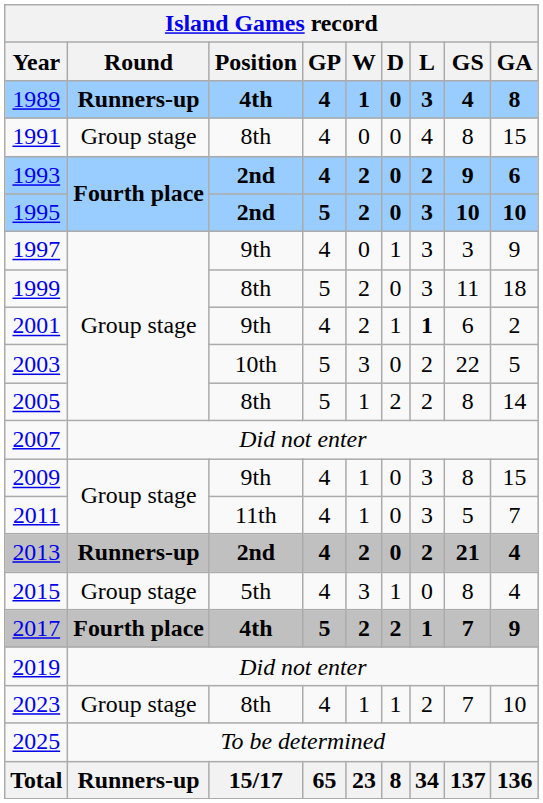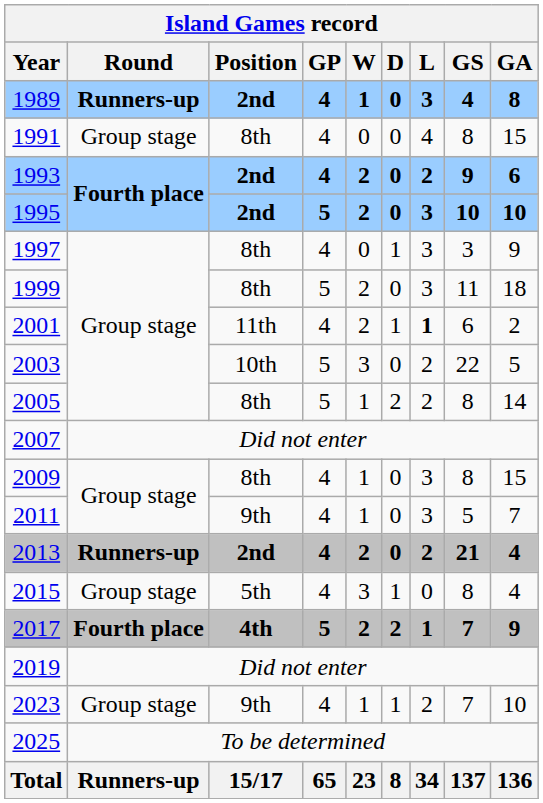(256, 99) 4th -> (256, 99) 2nd
(256, 250) 9th -> (256, 250) 8th
(256, 325) 9th -> (256, 325) 11th
(256, 477) 9th -> (256, 477) 8th
(256, 514) 11th -> (256, 514) 9th
(256, 703) 8th -> (256, 703) 9th
